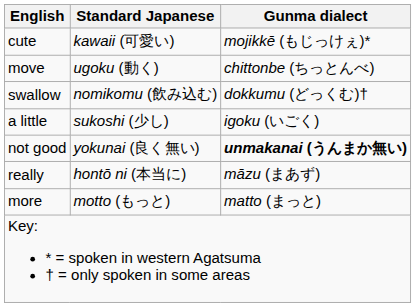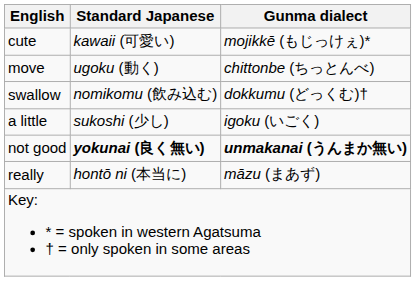(137, 147) normal -> (139, 147) bold
- row: (25, 201)
